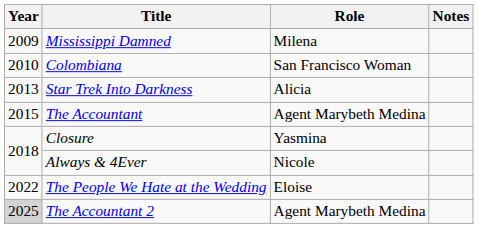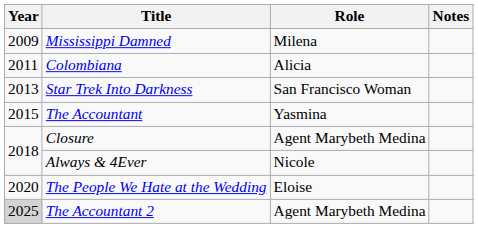(23, 65) 2010 -> (23, 65) 2011
(342, 65) San Francisco Woman -> (292, 65) Alicia
(292, 89) Alicia -> (342, 89) San Francisco Woman
(350, 114) Agent Marybeth Medina -> (300, 114) Yasmina
(300, 138) Yasmina -> (350, 138) Agent Marybeth Medina
(23, 187) 2022 -> (23, 187) 2020
